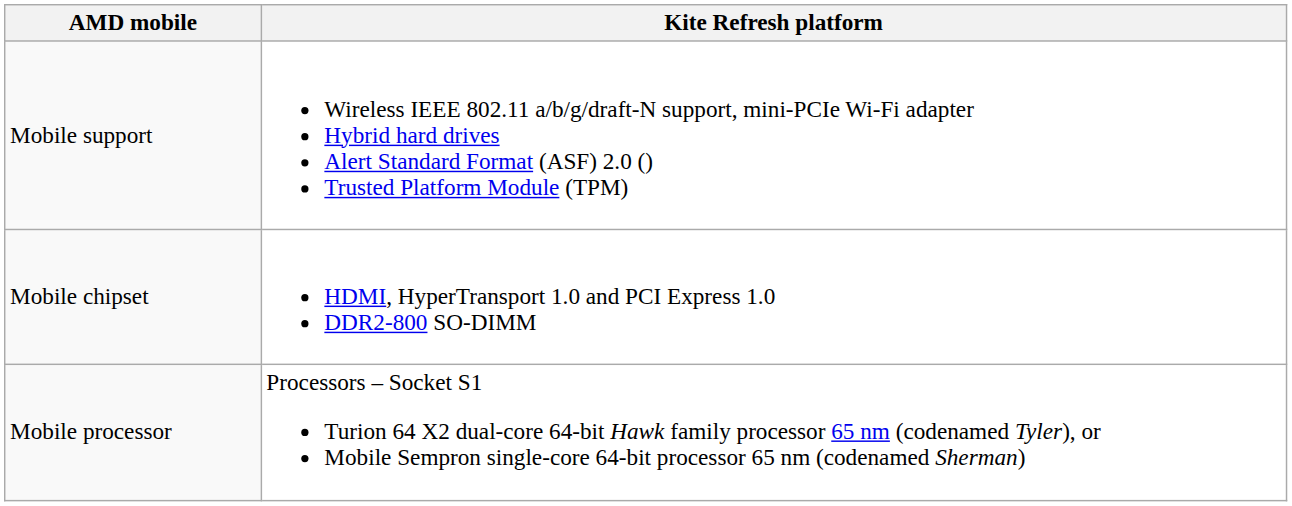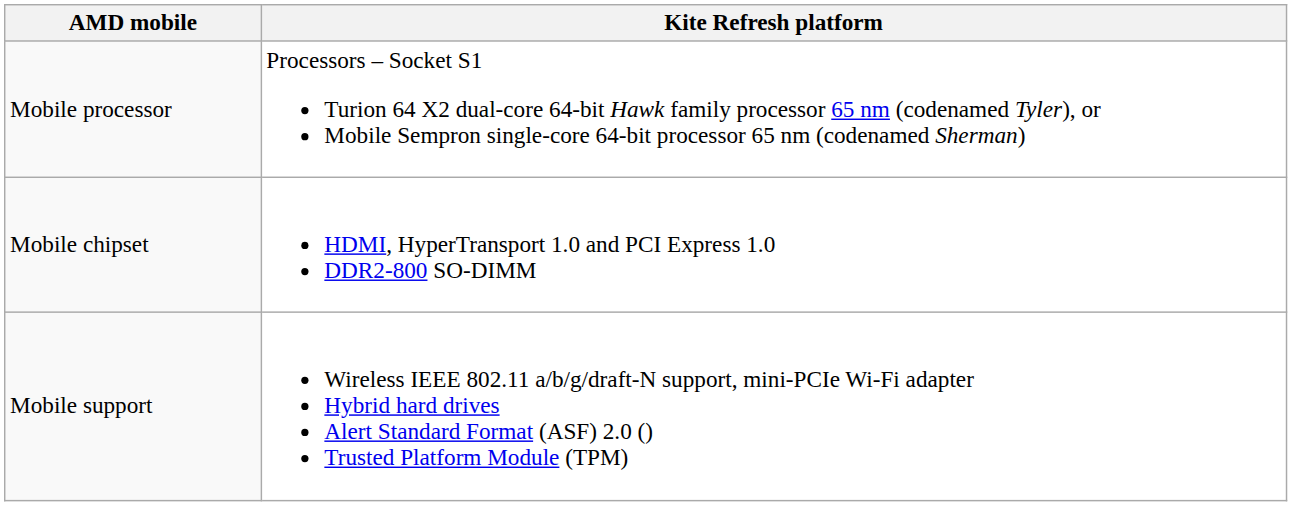rows swapped: (91, 431) <-> (81, 135)
